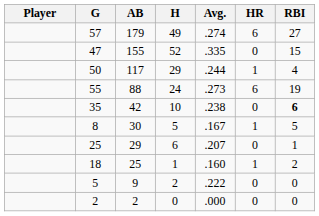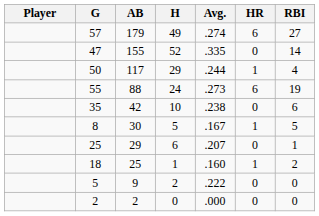(295, 51) 15 -> (295, 51) 14
(295, 107) bold -> (295, 107) normal
